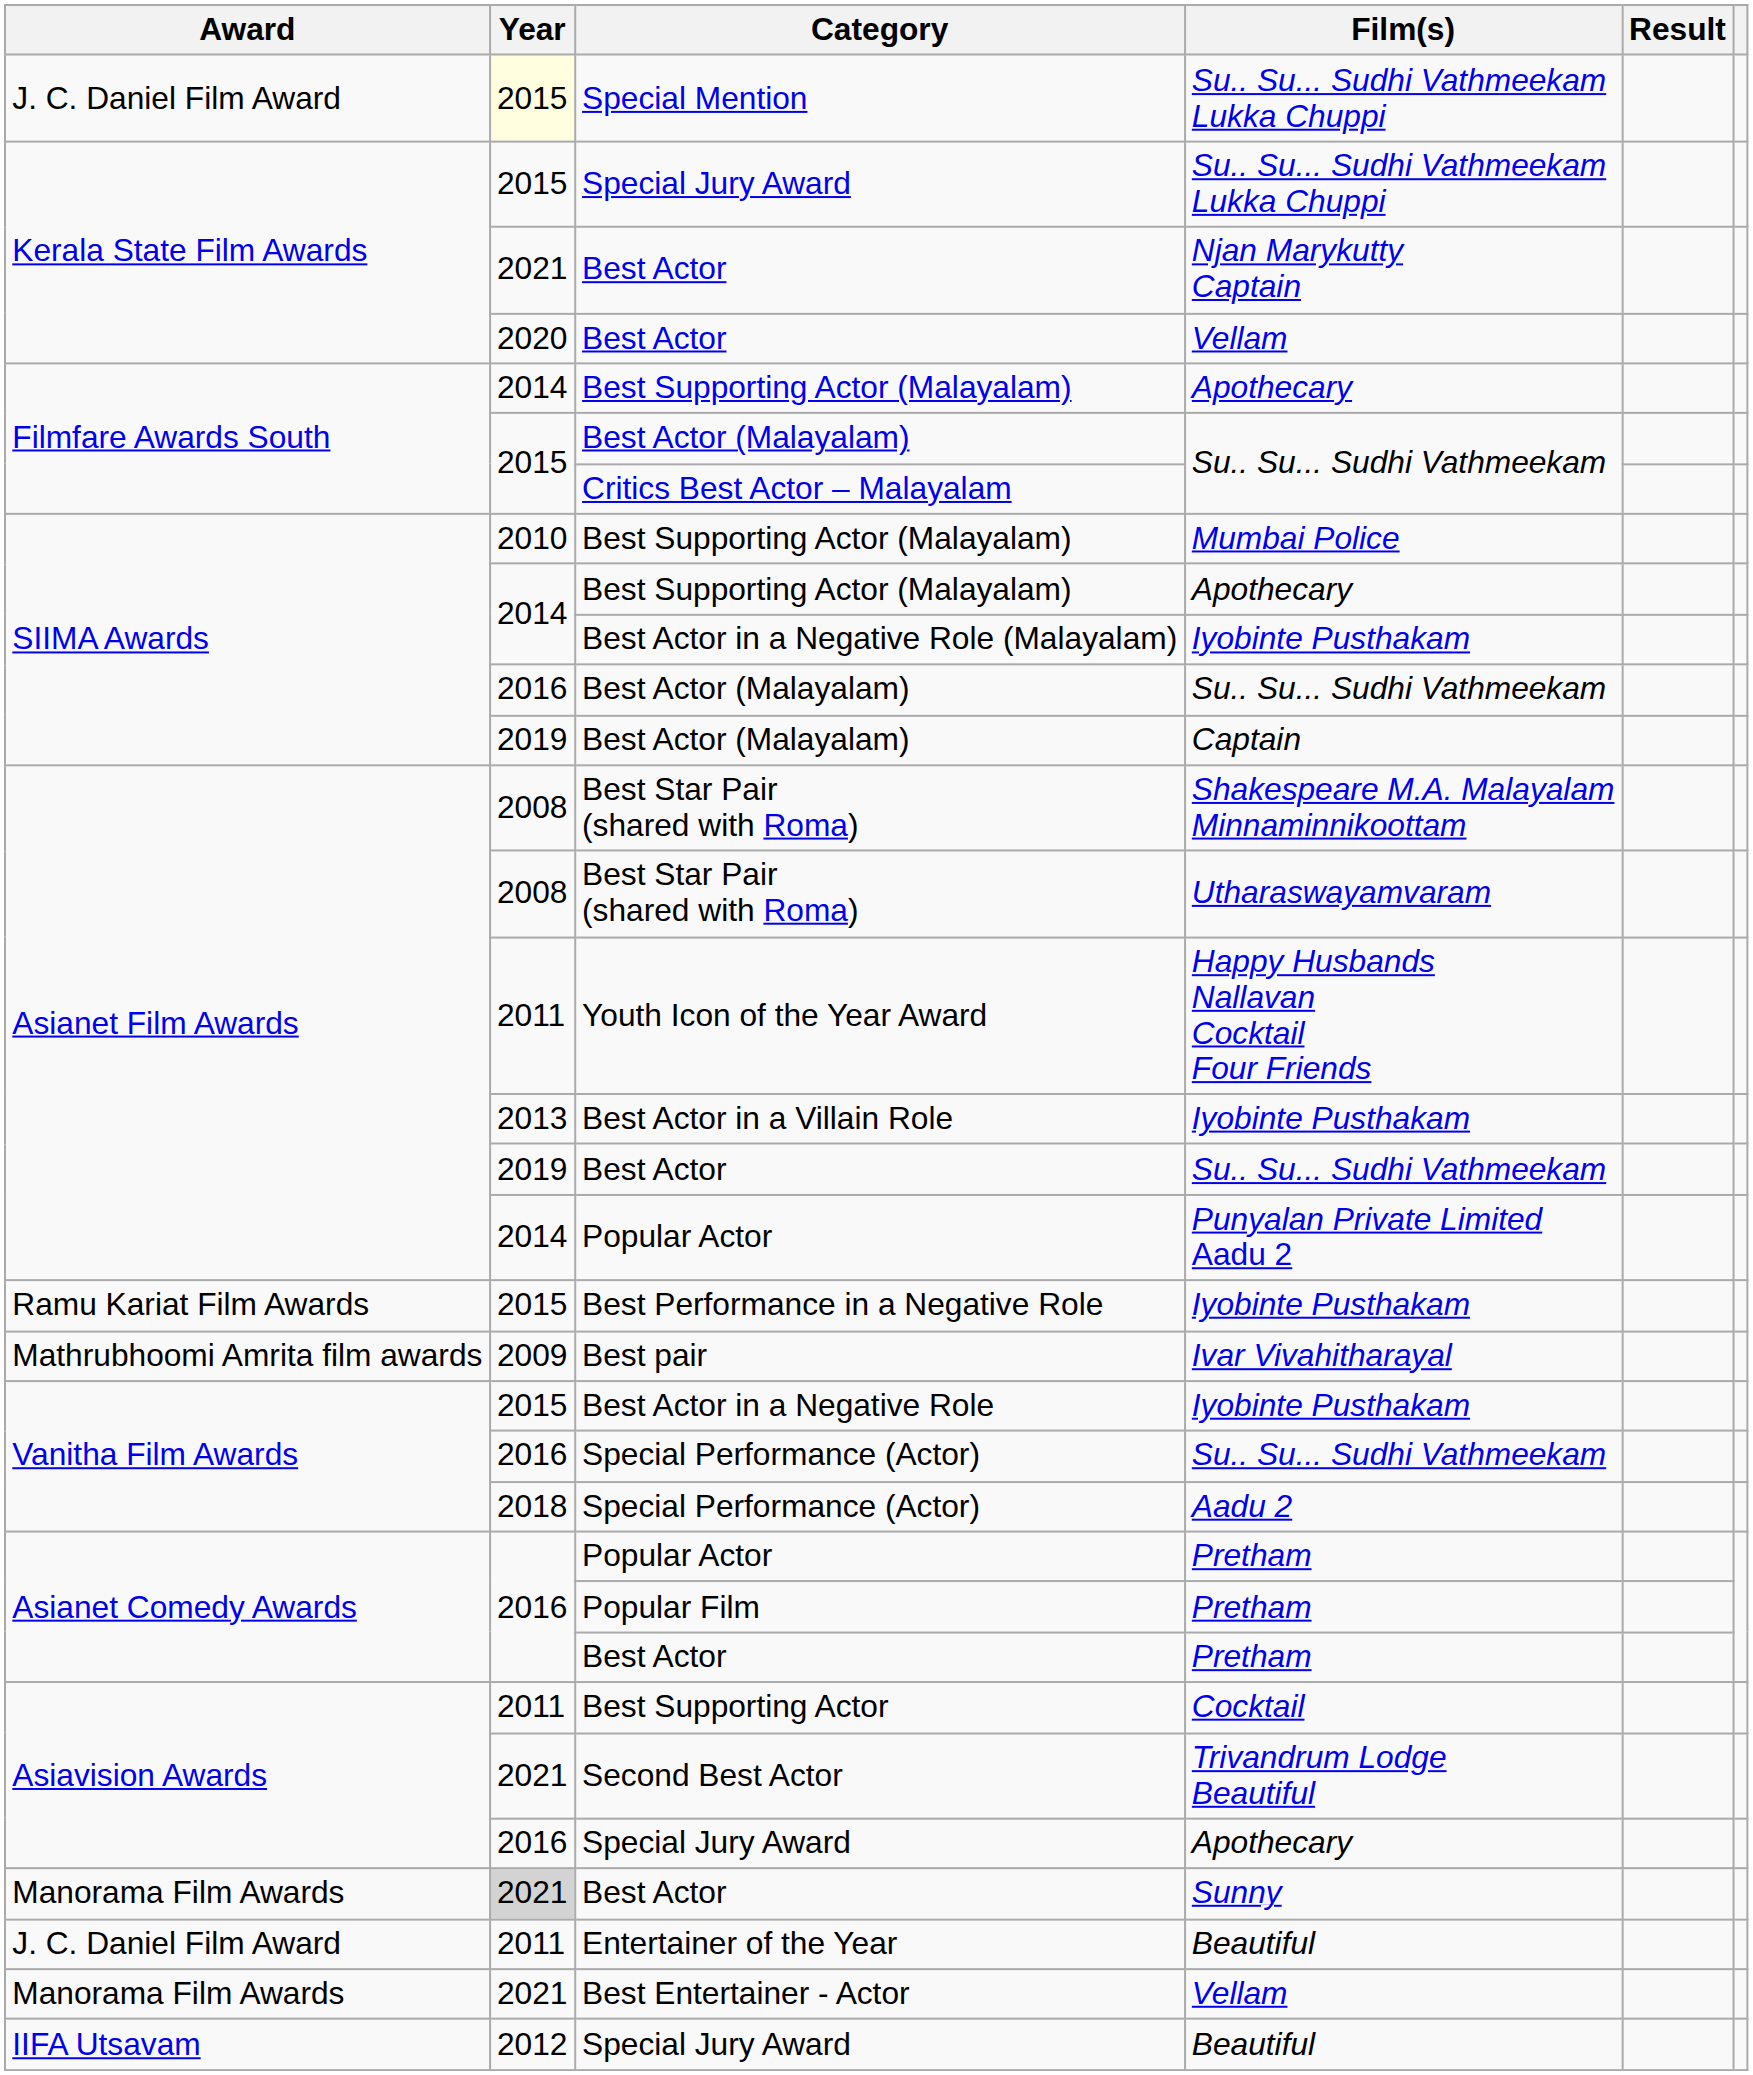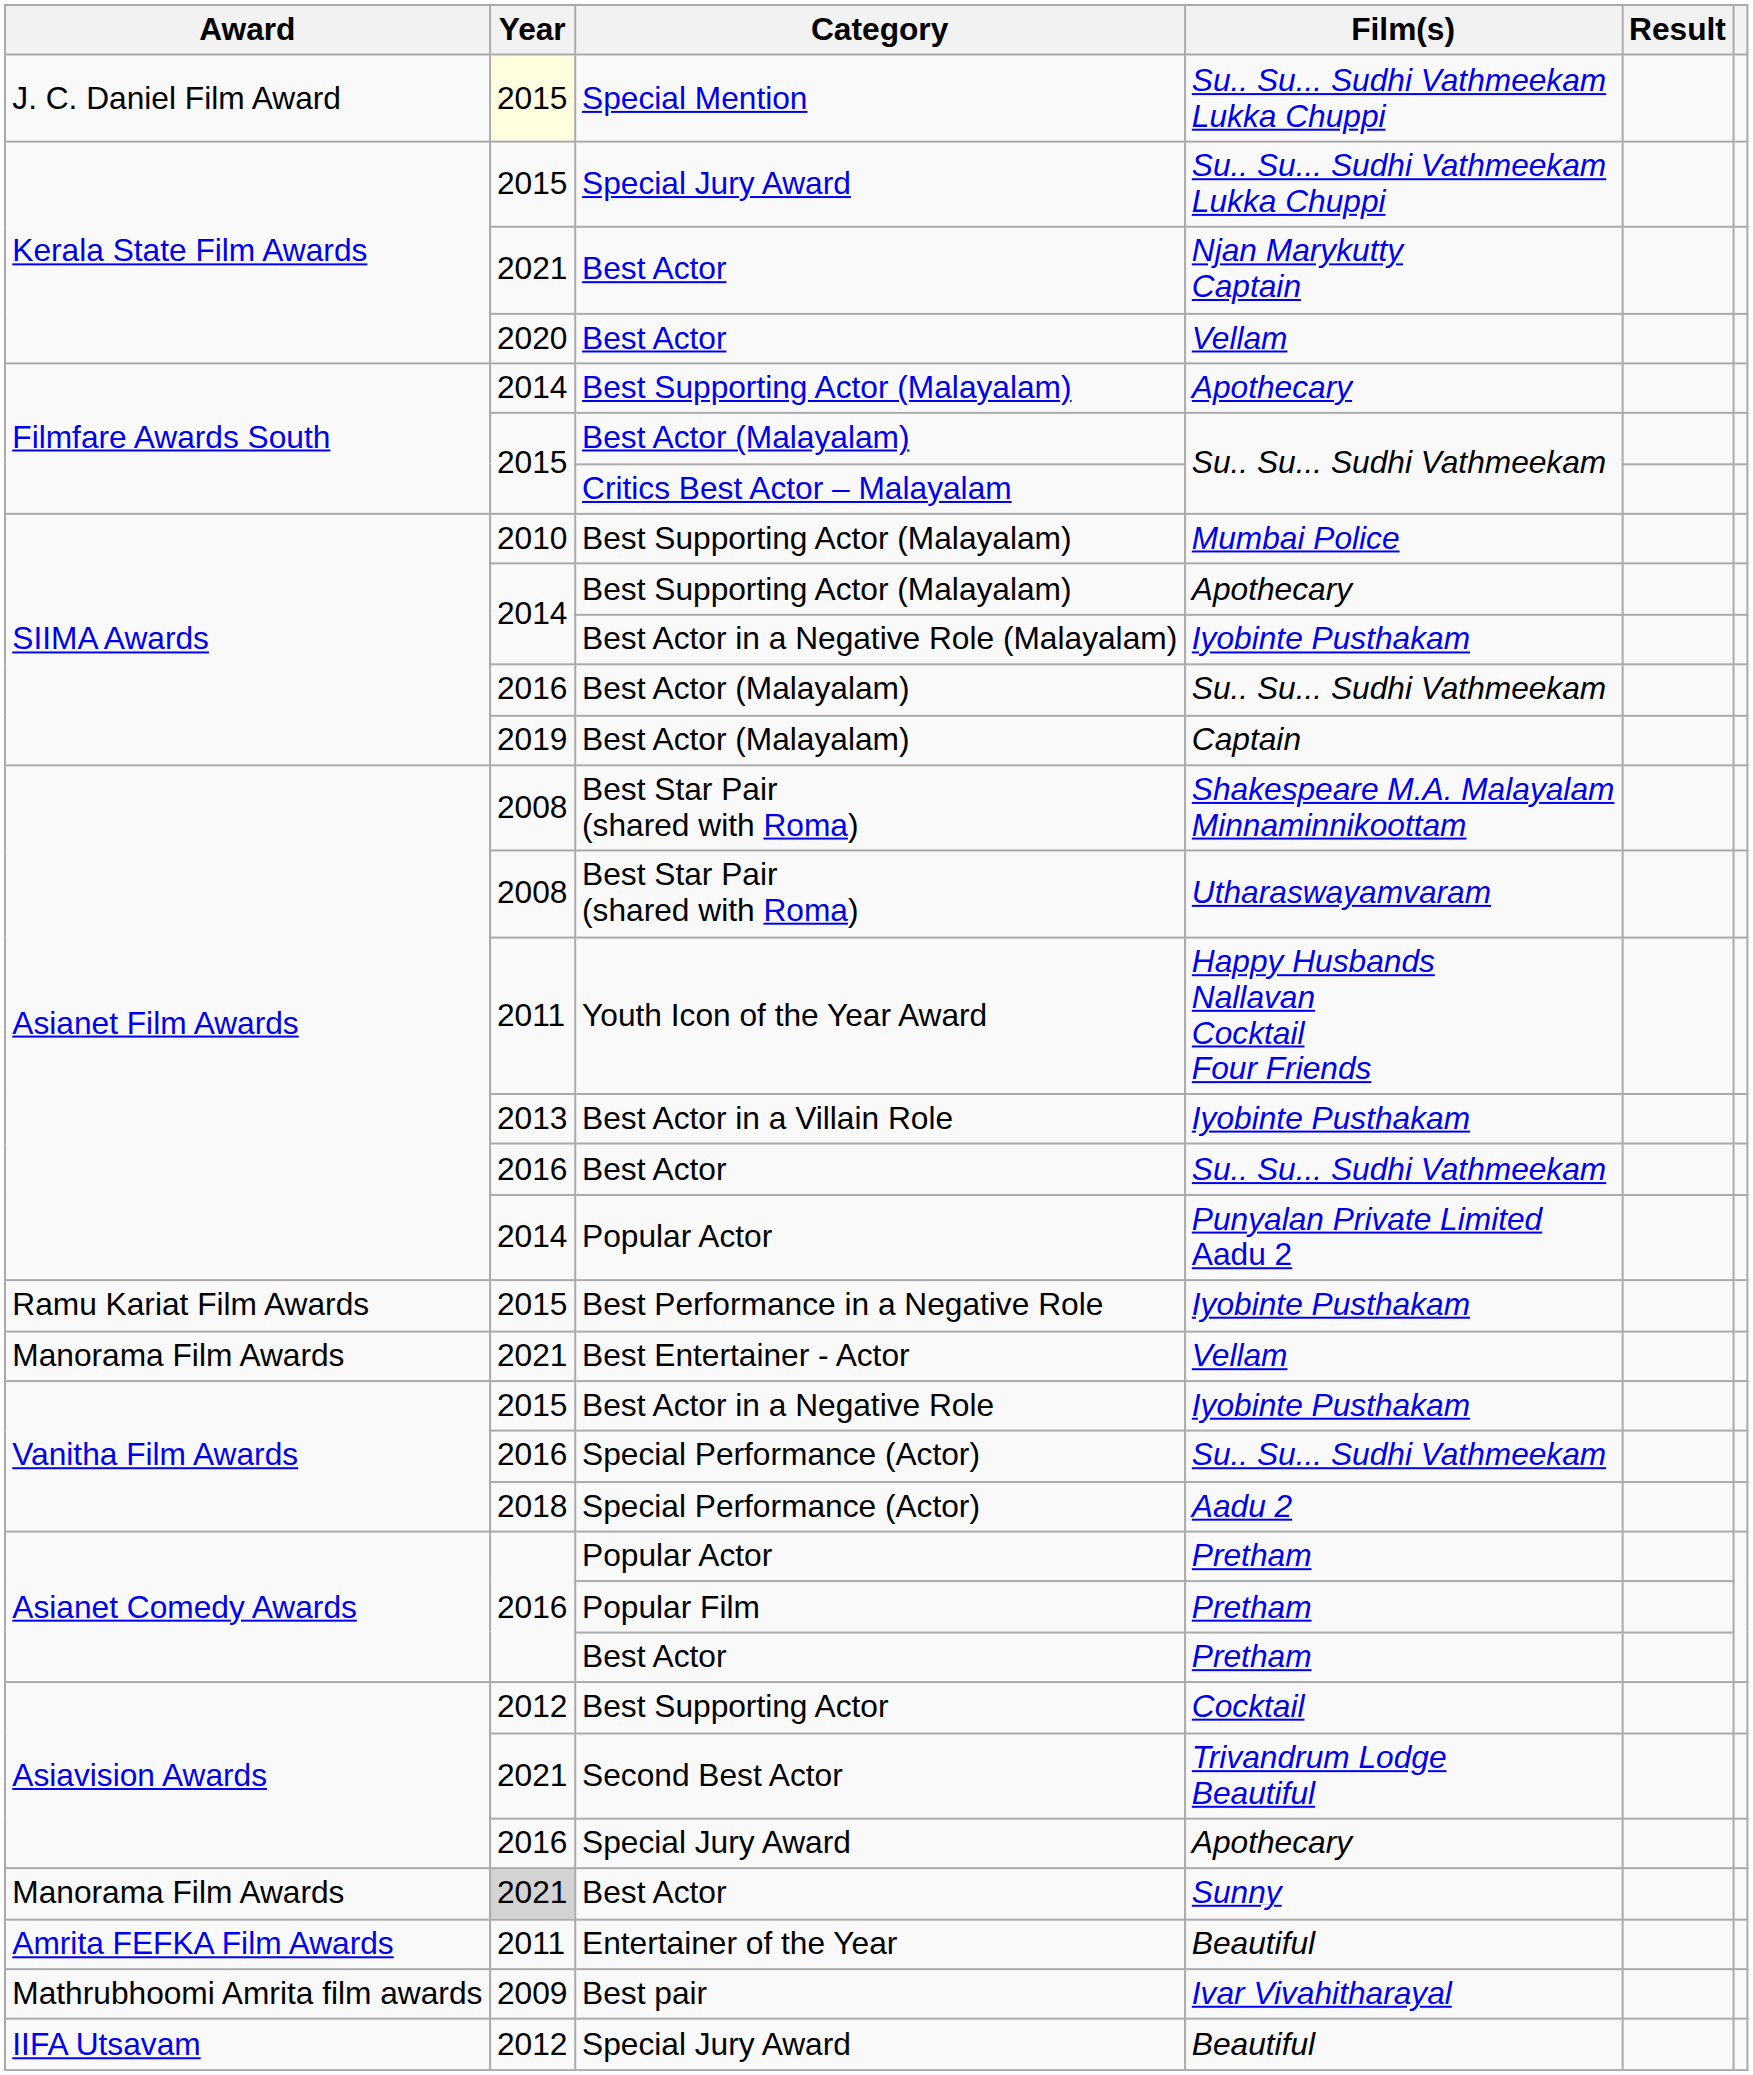(532, 1168) 2019 -> (532, 1168) 2016
rows swapped: (746, 1993) <-> (645, 1355)
(531, 1706) 2011 -> (532, 1706) 2012
(177, 1943) J. C. Daniel Film Award -> (203, 1943) Amrita FEFKA Film Awards
